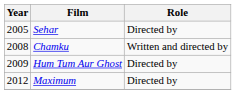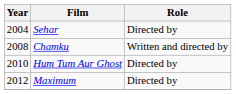(18, 30) 2005 -> (18, 30) 2004
(18, 64) 2009 -> (18, 64) 2010
